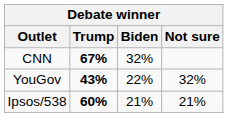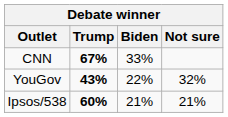(140, 58) 32% -> (140, 58) 33%
